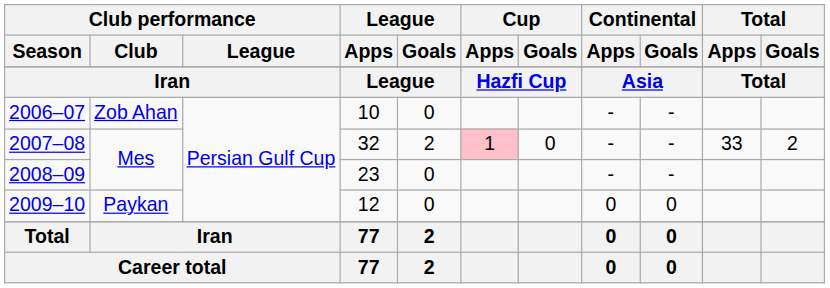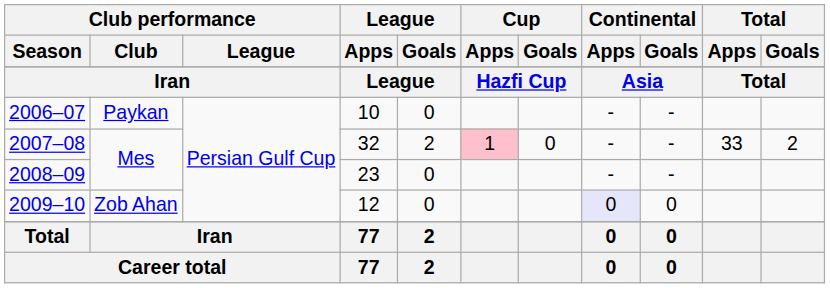(136, 112) Zob Ahan -> (136, 112) Paykan
(136, 205) Paykan -> (136, 205) Zob Ahan
(611, 205) no background -> (611, 205) lavender background
